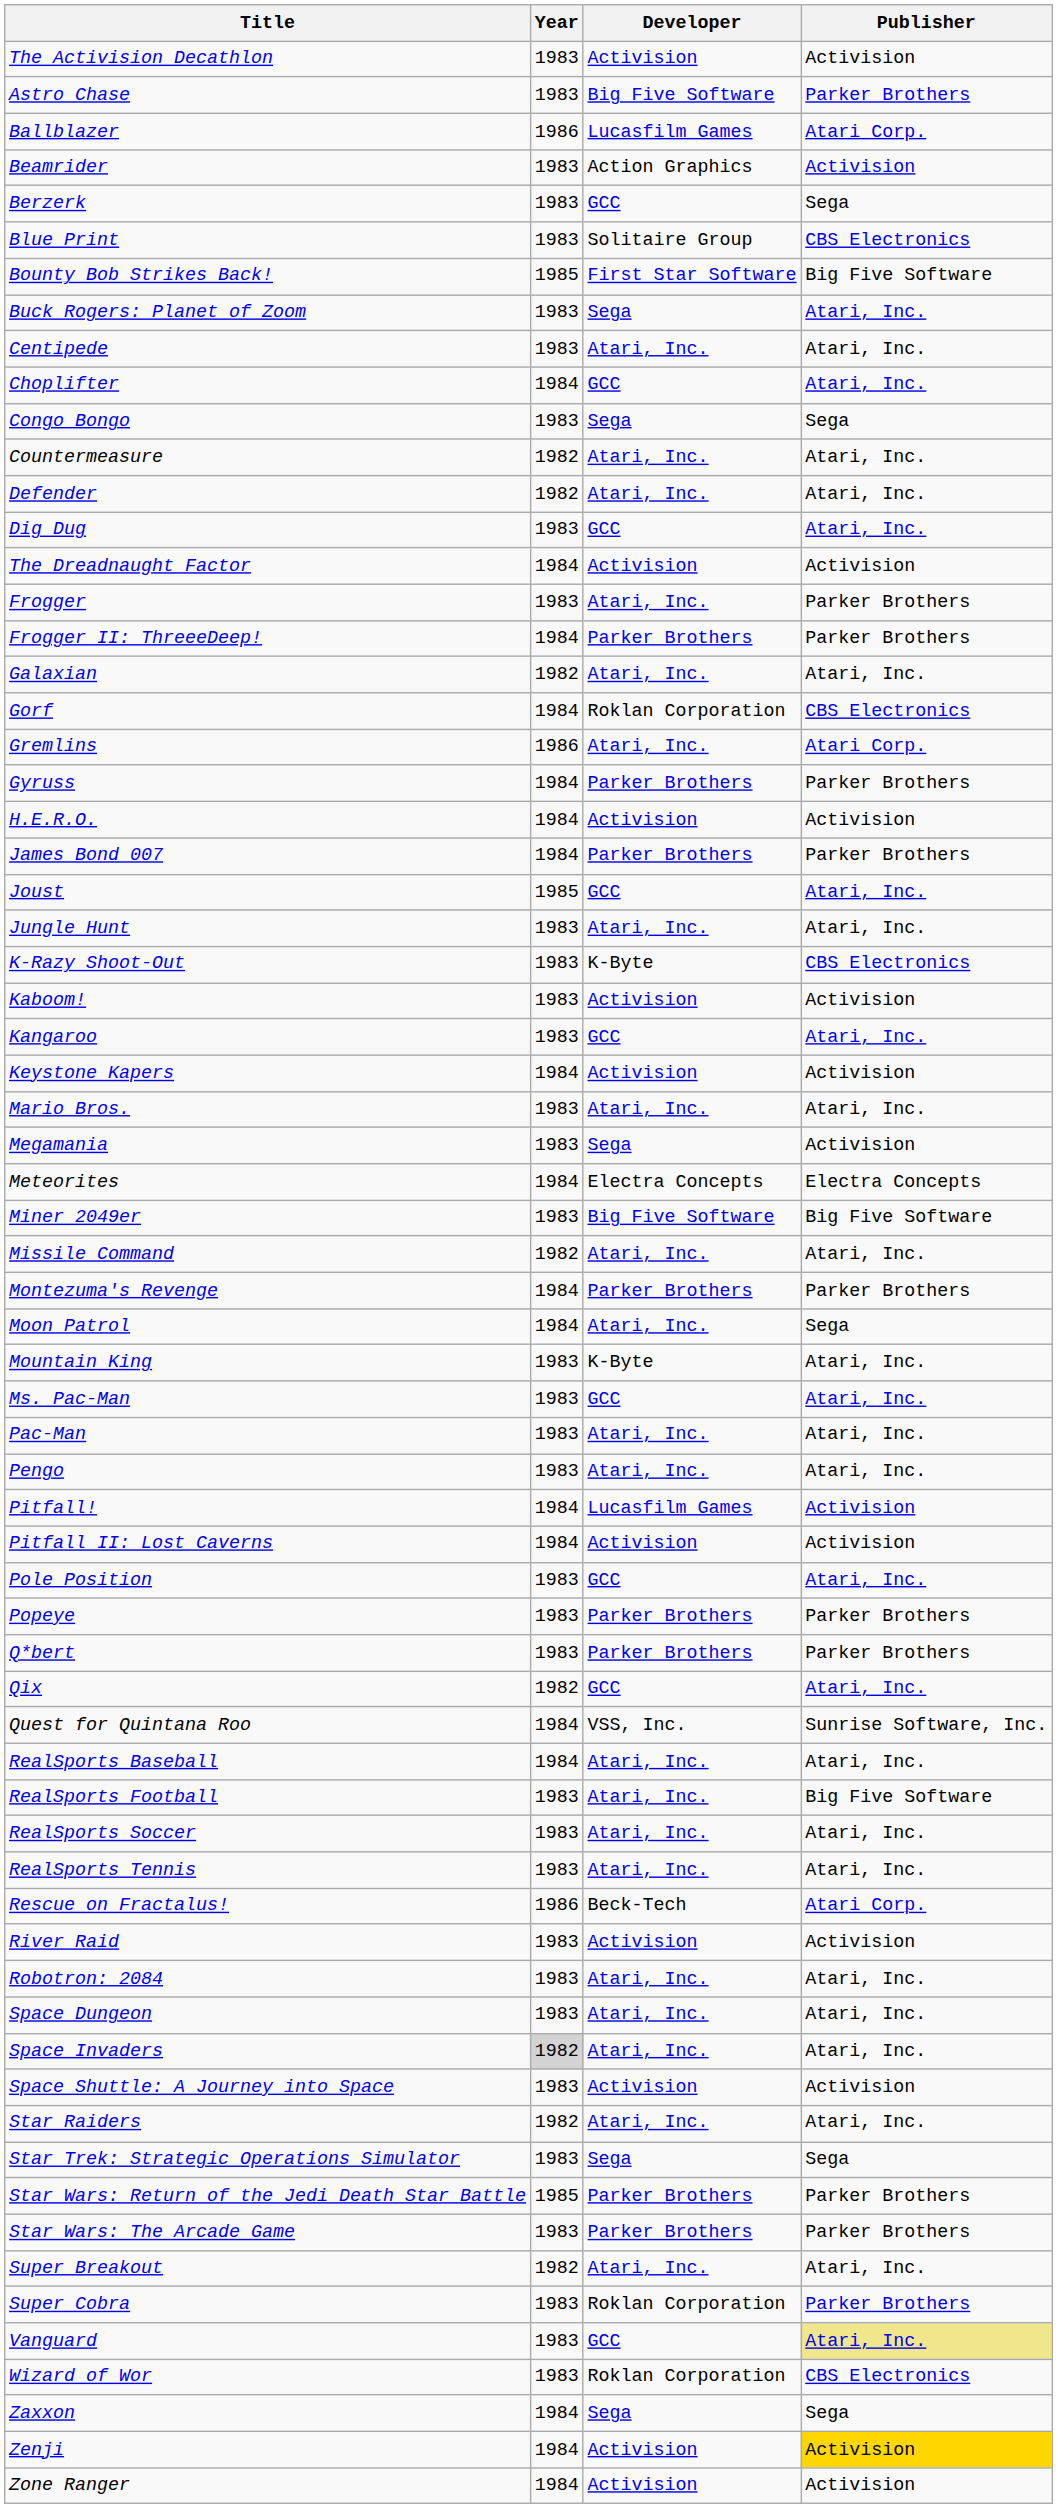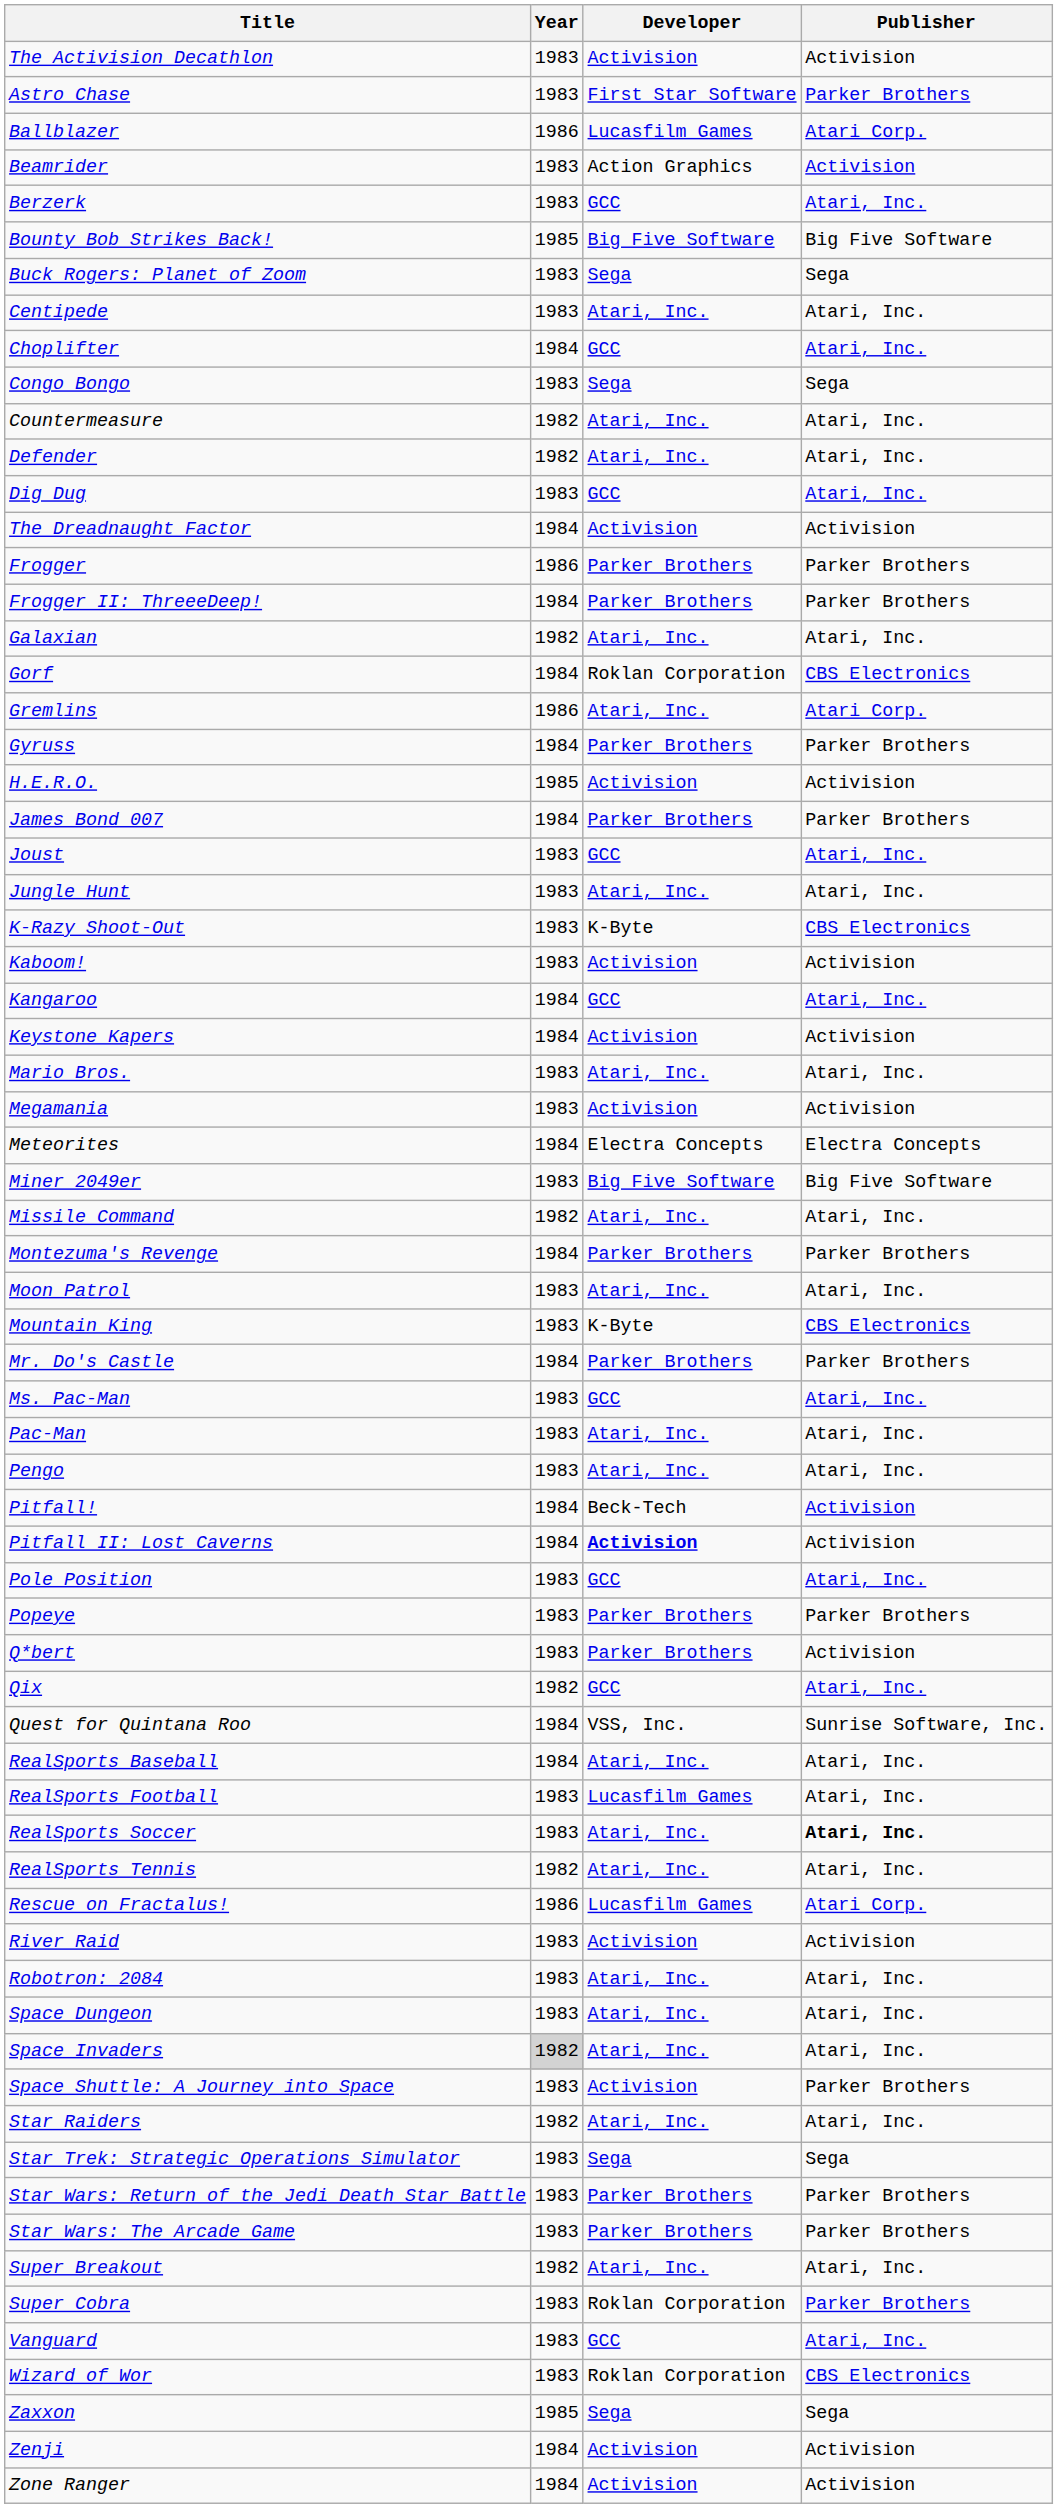(681, 95) Big Five Software -> (692, 95) First Star Software
(827, 204) Sega -> (866, 204) Atari, Inc.
- row: (64, 240)
(692, 276) First Star Software -> (681, 240) Big Five Software
(866, 312) Atari, Inc. -> (827, 276) Sega
(557, 602) 1983 -> (557, 566) 1986
(648, 602) Atari, Inc. -> (670, 566) Parker Brothers
(557, 819) 1984 -> (557, 783) 1985
(557, 892) 1985 -> (557, 856) 1983
(557, 1037) 1983 -> (557, 1000) 1984
(610, 1145) Sega -> (643, 1109) Activision
(557, 1326) 1984 -> (557, 1290) 1983
(827, 1326) Sega -> (866, 1290) Atari, Inc.
(866, 1363) Atari, Inc. -> (888, 1326) CBS Electronics
+ row: (92, 1363)
(670, 1507) Lucasfilm Games -> (637, 1507) Beck-Tech
(643, 1544) normal -> (643, 1544) bold
(888, 1652) Parker Brothers -> (860, 1652) Activision
(648, 1797) Atari, Inc. -> (670, 1797) Lucasfilm Games
(899, 1797) Big Five Software -> (866, 1797) Atari, Inc.
(866, 1833) normal -> (866, 1833) bold
(557, 1870) 1983 -> (557, 1870) 1982
(637, 1906) Beck-Tech -> (670, 1906) Lucasfilm Games
(860, 2087) Activision -> (888, 2087) Parker Brothers
(557, 2196) 1985 -> (557, 2196) 1983
(866, 2341) khaki background -> (866, 2341) no background
(557, 2413) 1984 -> (557, 2413) 1985
(860, 2449) gold background -> (860, 2449) no background
